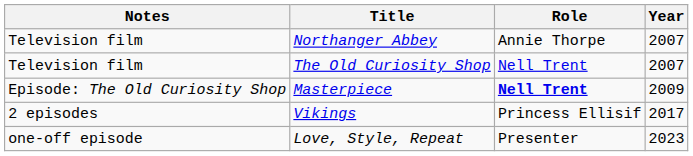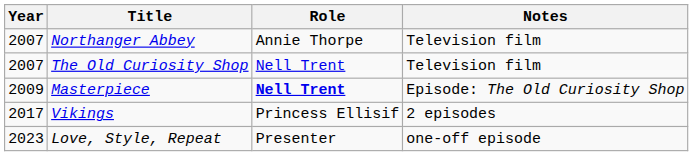columns swapped: (667, 17) <-> (147, 17)
